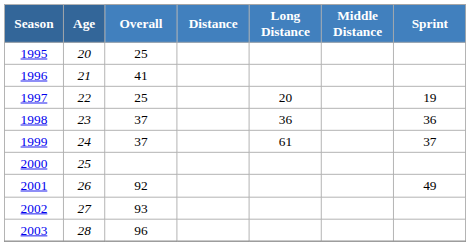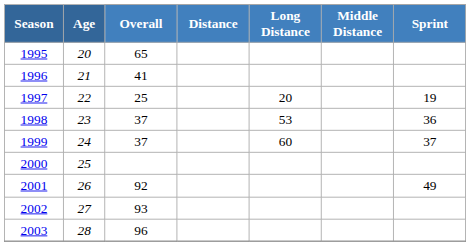(141, 53) 25 -> (141, 53) 65
(285, 119) 36 -> (285, 119) 53
(285, 141) 61 -> (285, 141) 60
